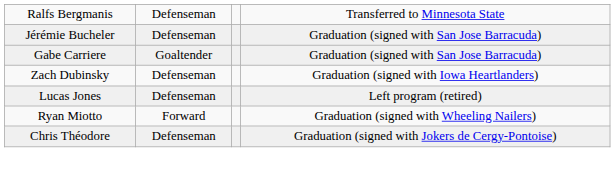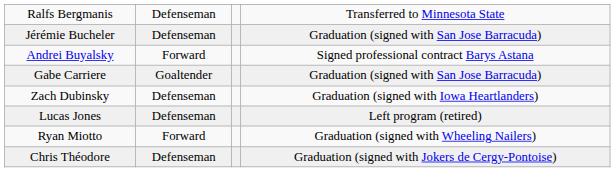+ row: (70, 55)
